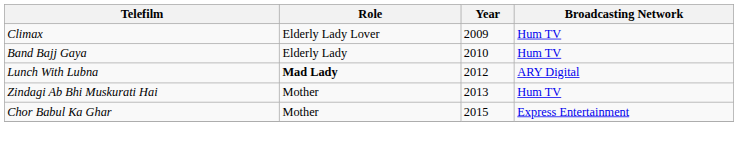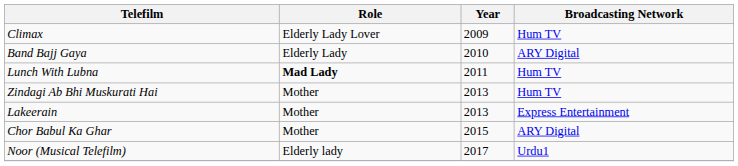(539, 53) Hum TV -> (548, 53) ARY Digital
(476, 72) 2012 -> (476, 72) 2011
(548, 72) ARY Digital -> (539, 72) Hum TV
+ row: (32, 111)
(573, 111) Express Entertainment -> (548, 131) ARY Digital
+ row: (67, 151)
